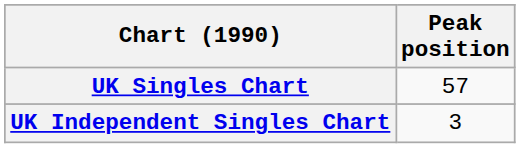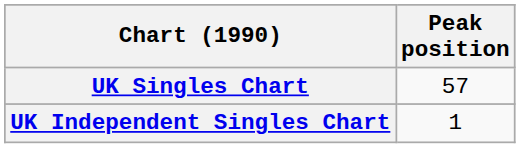(455, 123) 3 -> (455, 123) 1
